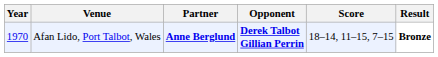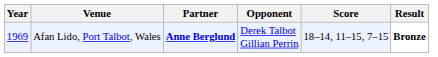(18, 37) 1970 -> (18, 37) 1969
(272, 37) bold -> (269, 37) normal
